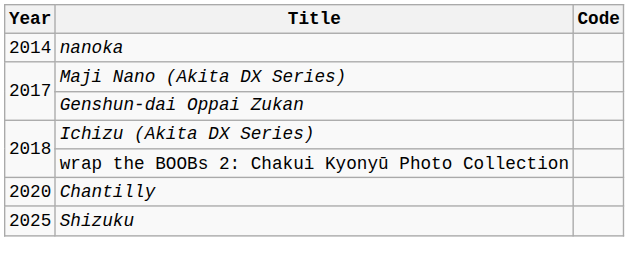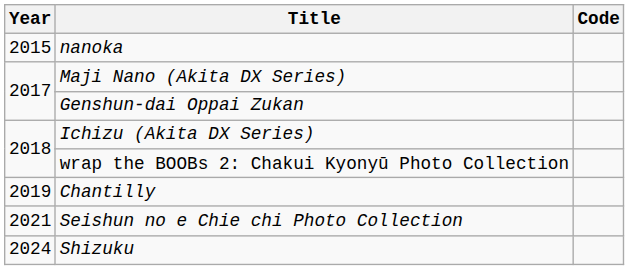(30, 48) 2014 -> (30, 48) 2015
(30, 192) 2020 -> (30, 192) 2019
+ row: (261, 221)
(30, 221) 2025 -> (30, 250) 2024
